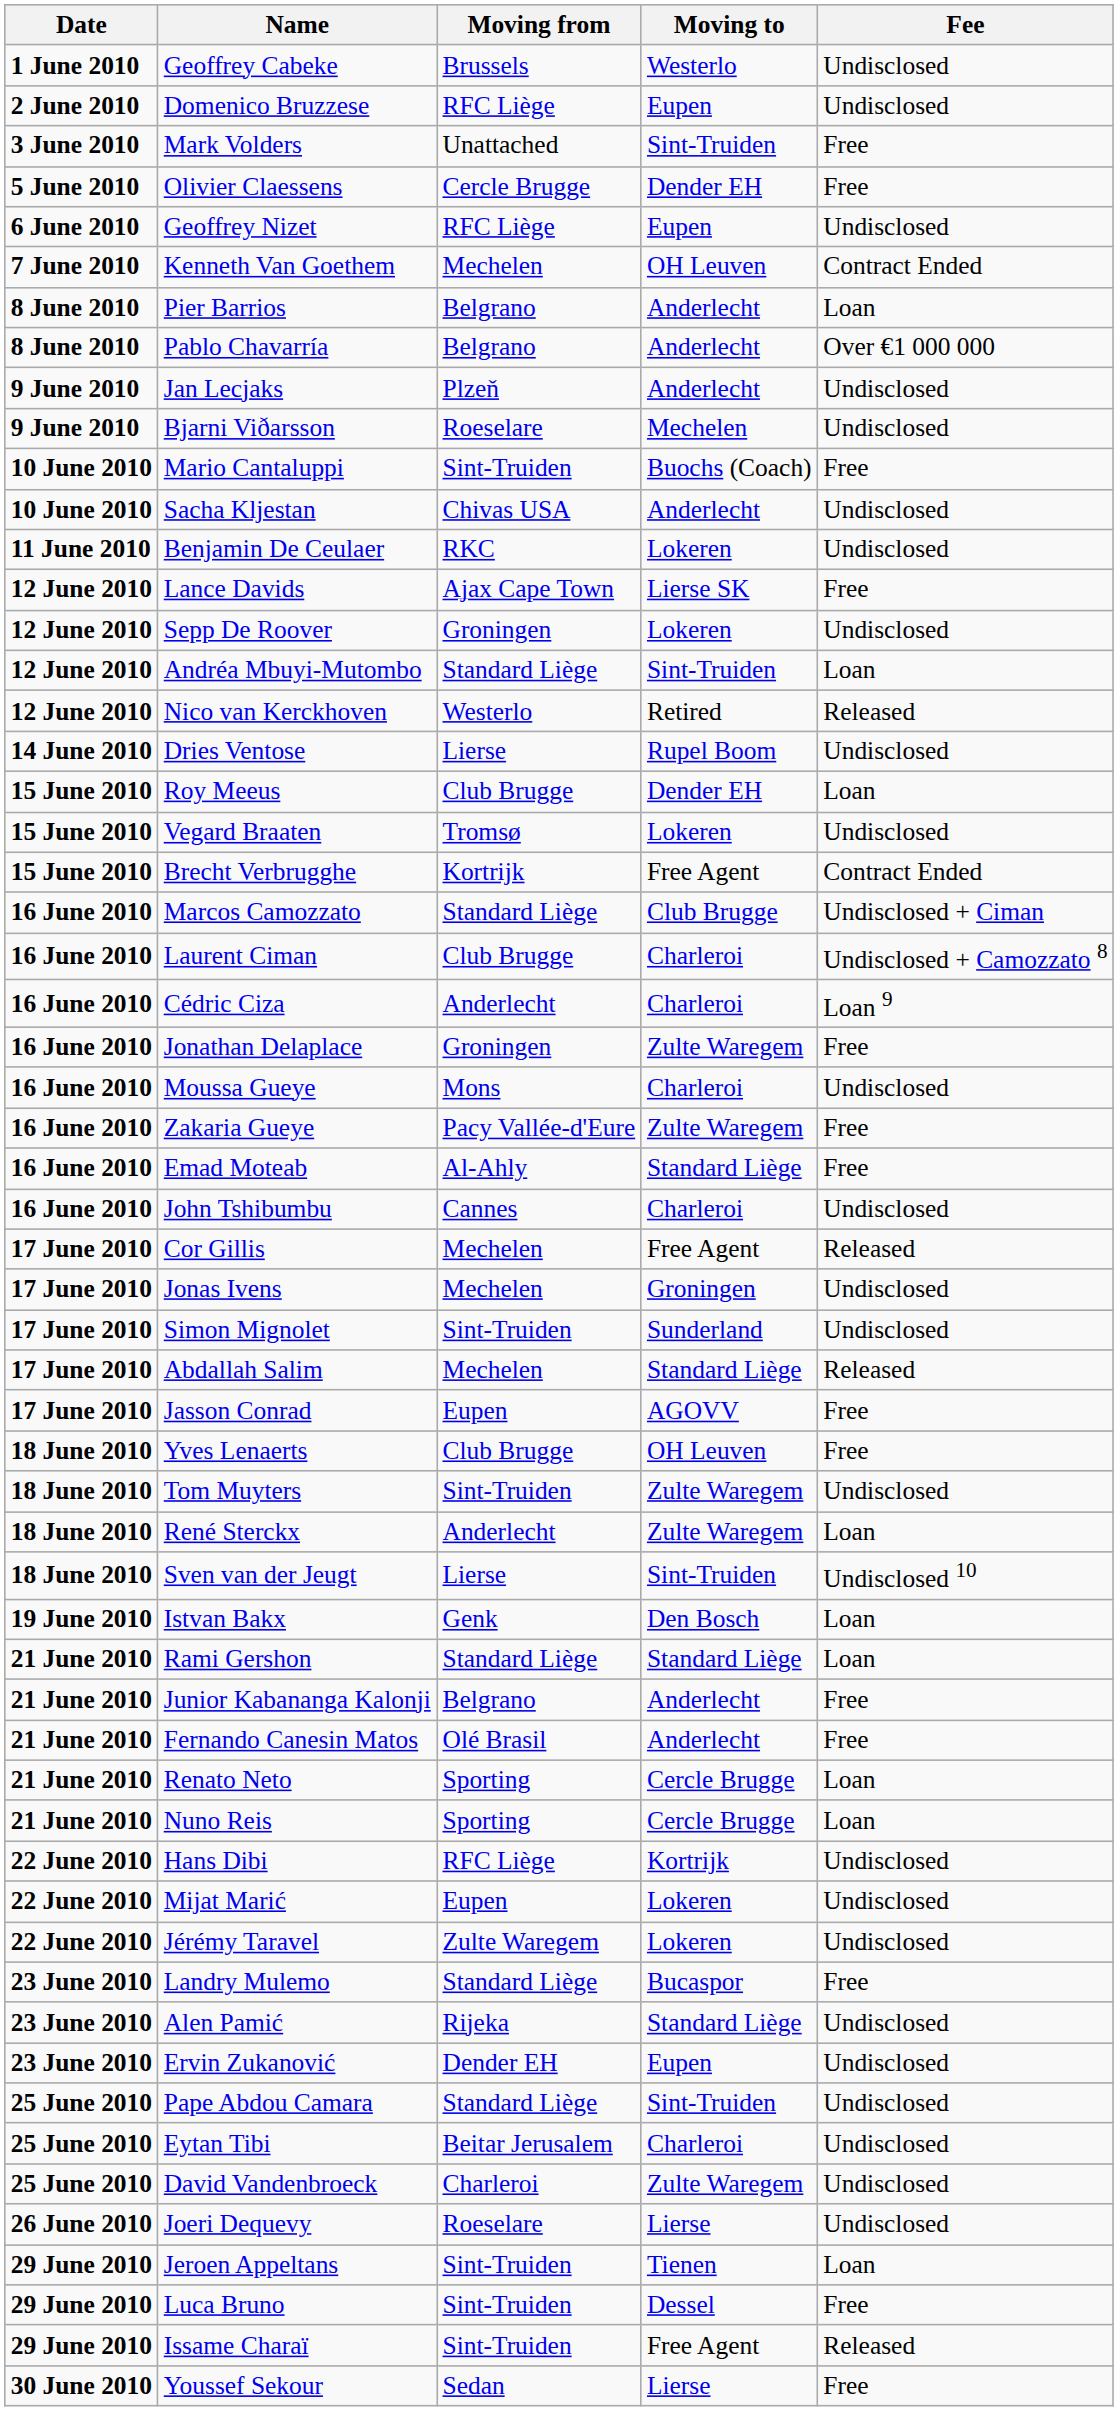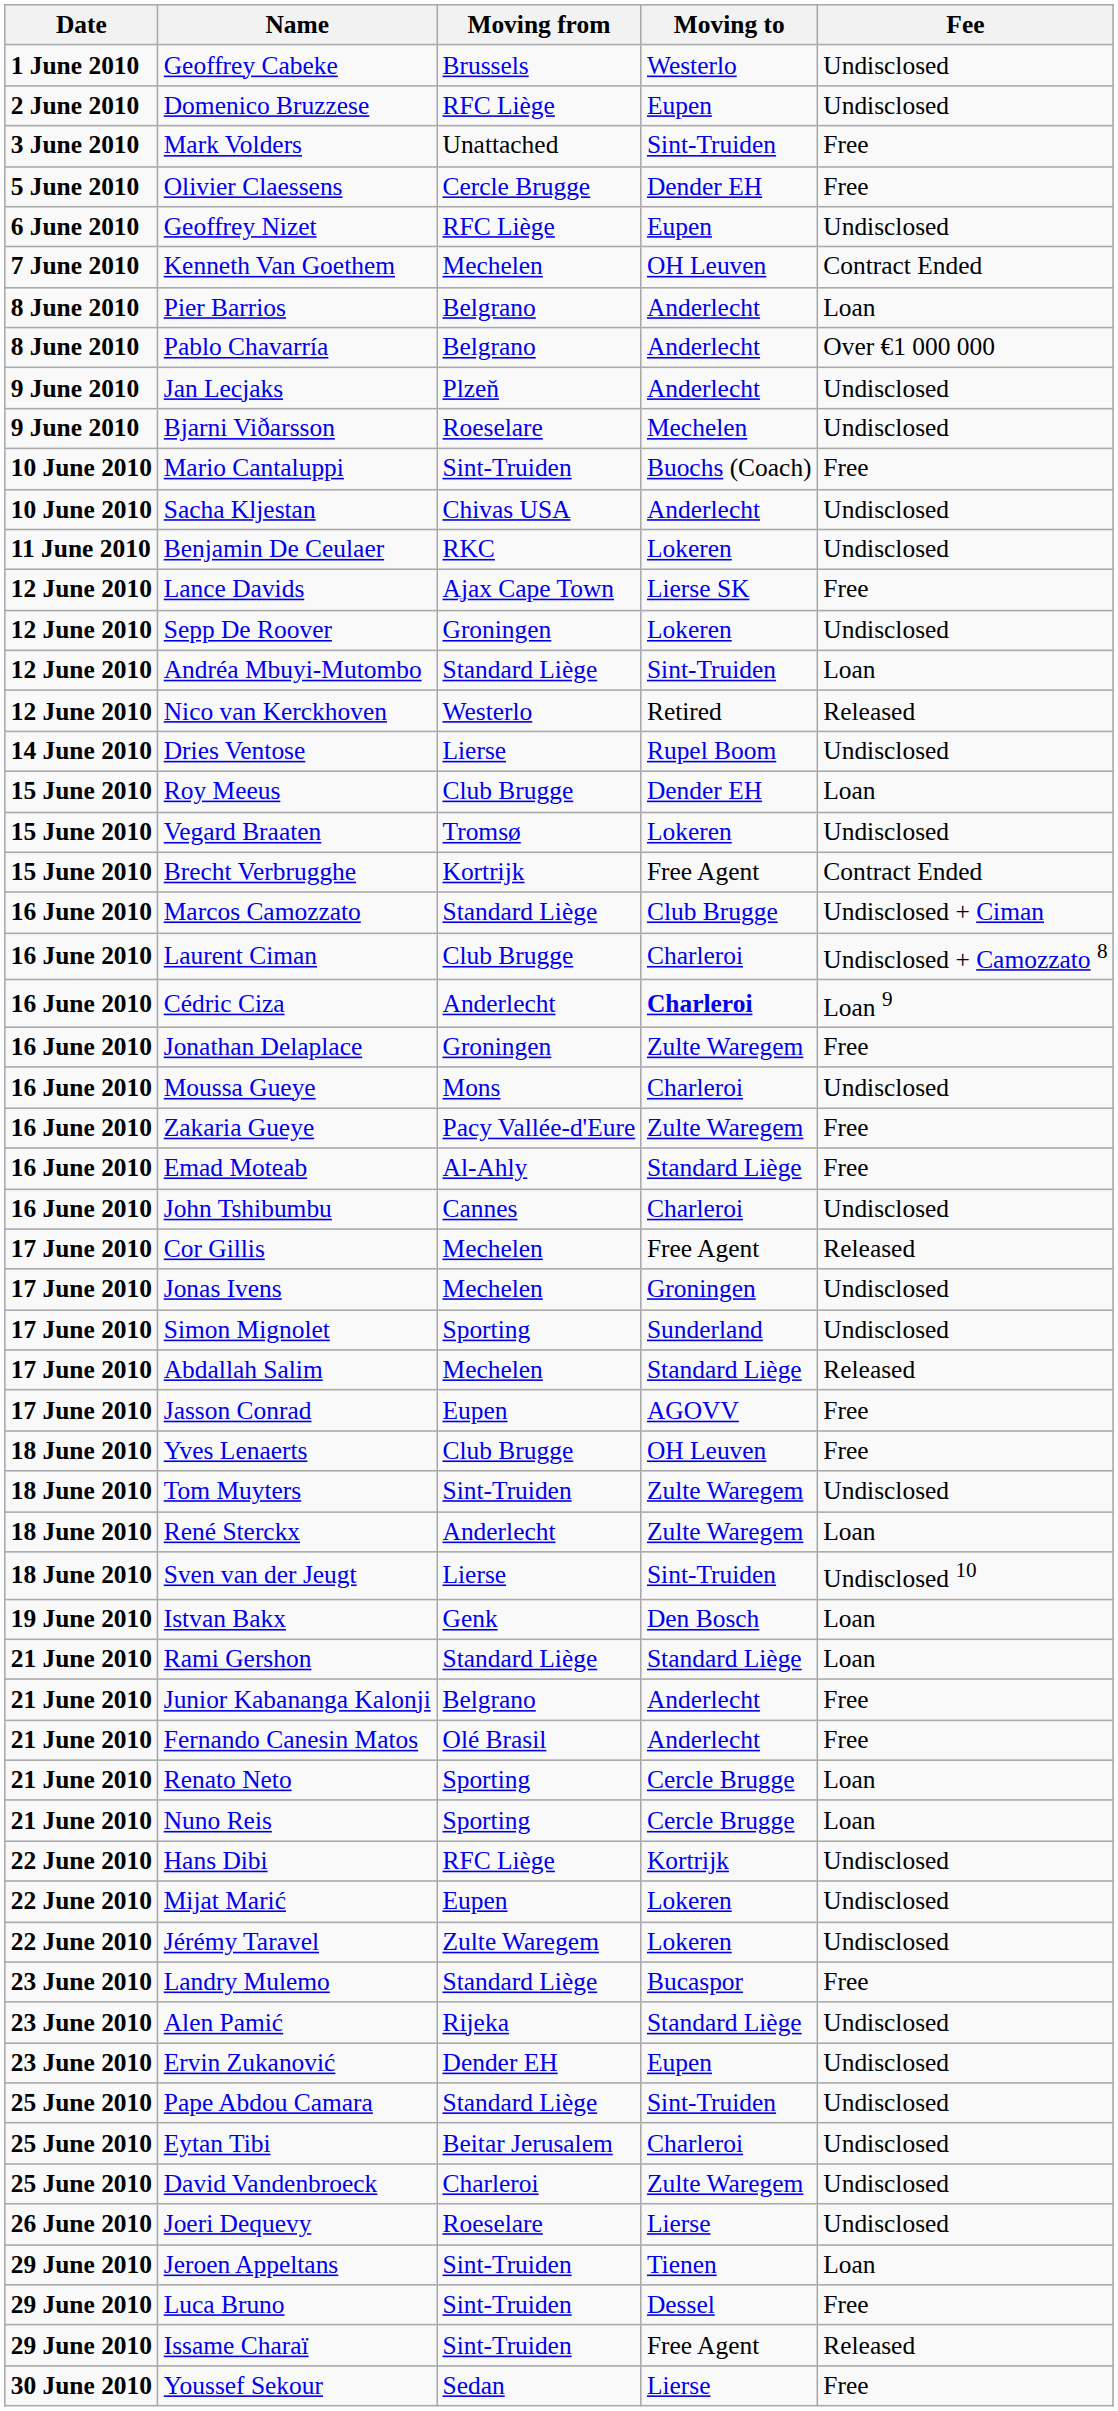(695, 1003) normal -> (700, 1003) bold
(507, 1329) Sint-Truiden -> (486, 1329) Sporting
